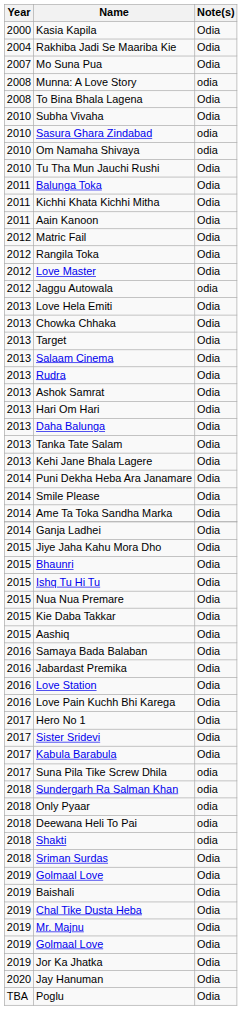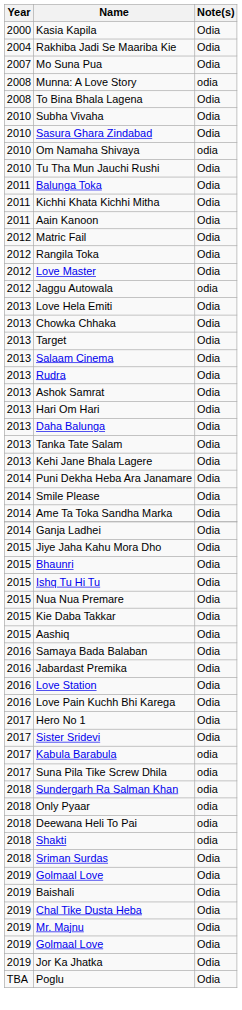(207, 133) odia -> (209, 133) Odia
(209, 755) Odia -> (207, 755) odia
- row: (19, 979)
